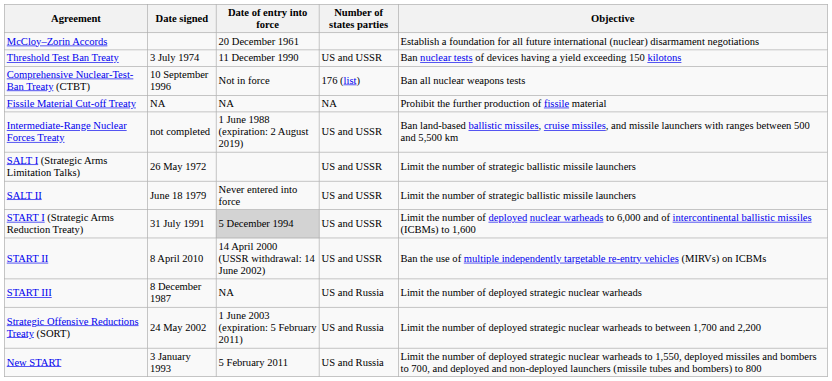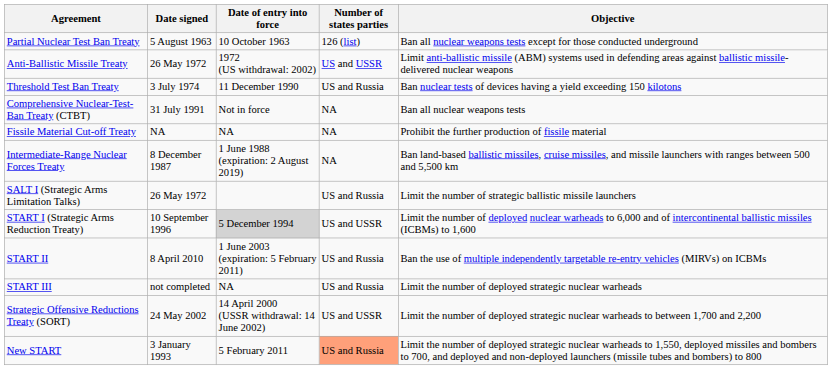- row: (57, 41)
+ row: (73, 41)
+ row: (67, 64)
(352, 58) US and USSR -> (353, 86) US and Russia
(179, 80) 10 September 1996 -> (177, 109) 31 July 1991
(341, 80) 176 (list) -> (329, 109) NA
(180, 132) not completed -> (176, 160) 8 December 1987
(352, 132) US and USSR -> (329, 160) NA
(352, 166) US and USSR -> (353, 195) US and Russia
- row: (24, 195)
(177, 224) 31 July 1991 -> (179, 224) 10 September 1996
(267, 258) 14 April 2000 (USSR withdrawal: 14 June 2002) -> (268, 258) 1 June 2003 (expiration: 5 February 2011)
(352, 258) US and USSR -> (353, 258) US and Russia
(176, 293) 8 December 1987 -> (180, 287) not completed
(268, 327) 1 June 2003 (expiration: 5 February 2011) -> (267, 315) 14 April 2000 (USSR withdrawal: 14 June 2002)
(353, 327) US and Russia -> (352, 315) US and USSR
(353, 362) no background -> (353, 350) lightsalmon background
